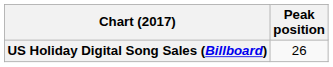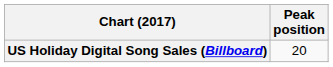(299, 51) 26 -> (299, 51) 20
